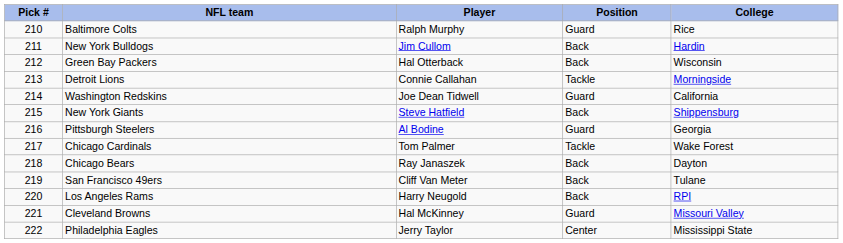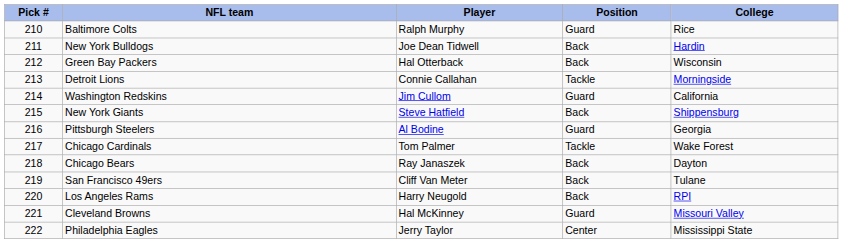(425, 46) Jim Cullom -> (439, 46) Joe Dean Tidwell
(439, 96) Joe Dean Tidwell -> (425, 96) Jim Cullom
